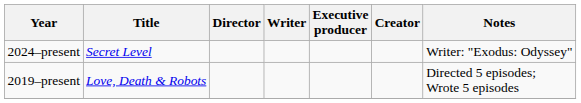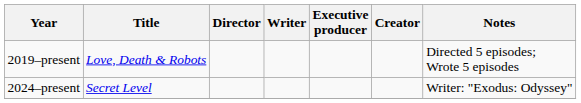rows swapped: (44, 80) <-> (44, 51)
